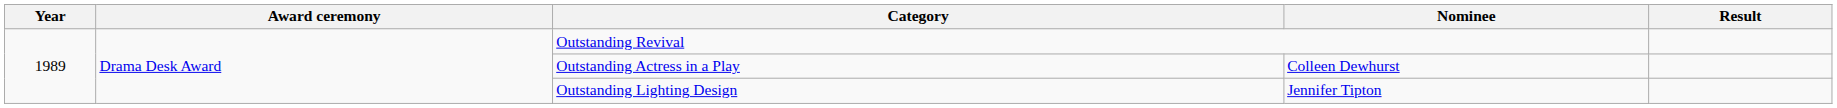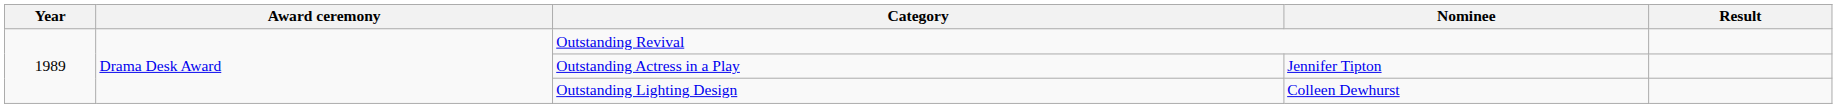(1343, 66) Colleen Dewhurst -> (1334, 66) Jennifer Tipton
(1334, 90) Jennifer Tipton -> (1343, 90) Colleen Dewhurst
